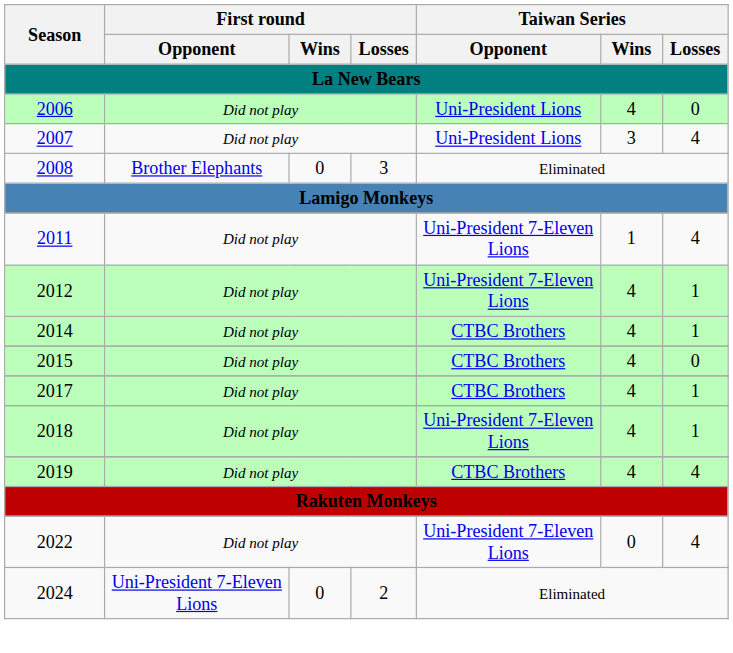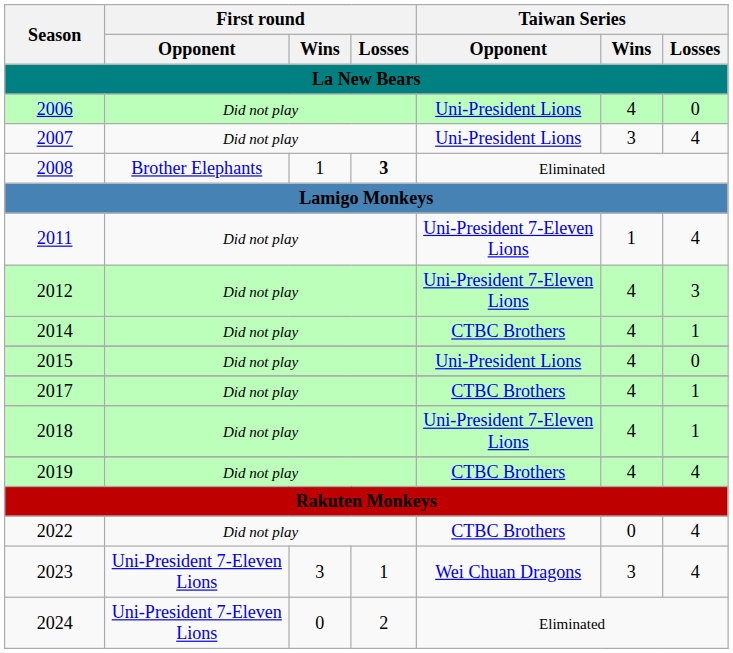(320, 168) 0 -> (320, 168) 1
(384, 168) normal -> (384, 168) bold
(695, 290) 1 -> (695, 290) 3
(508, 360) CTBC Brothers -> (508, 360) Uni-President Lions
(508, 541) Uni-President 7-Eleven Lions -> (508, 531) CTBC Brothers
+ row: (55, 571)
